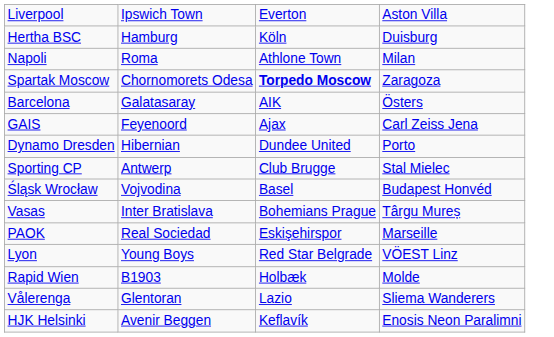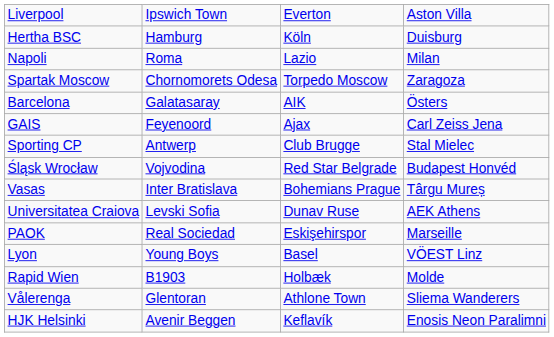(300, 59) Athlone Town -> (300, 59) Lazio
(315, 80) bold -> (335, 80) normal
- row: (61, 146)
(276, 189) Basel -> (340, 168) Red Star Belgrade
+ row: (73, 211)
(316, 255) Red Star Belgrade -> (301, 255) Basel
(275, 299) Lazio -> (325, 299) Athlone Town
